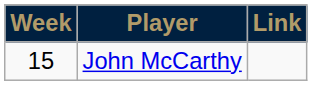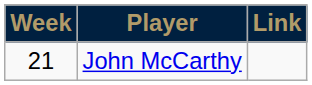(41, 60) 15 -> (41, 60) 21
